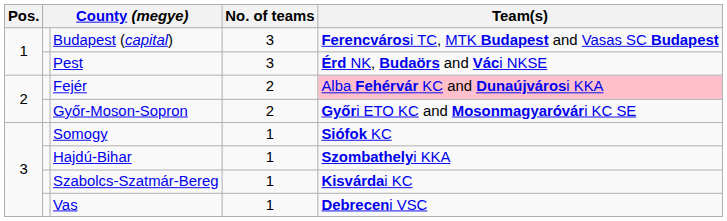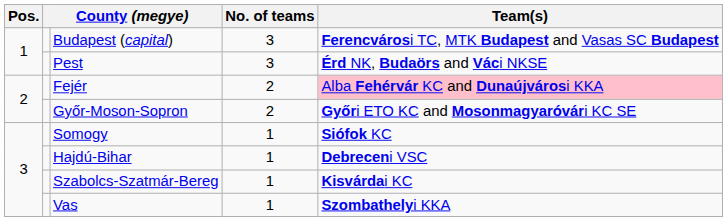(386, 157) Szombathelyi KKA -> (374, 157) Debreceni VSC
(374, 205) Debreceni VSC -> (386, 205) Szombathelyi KKA
